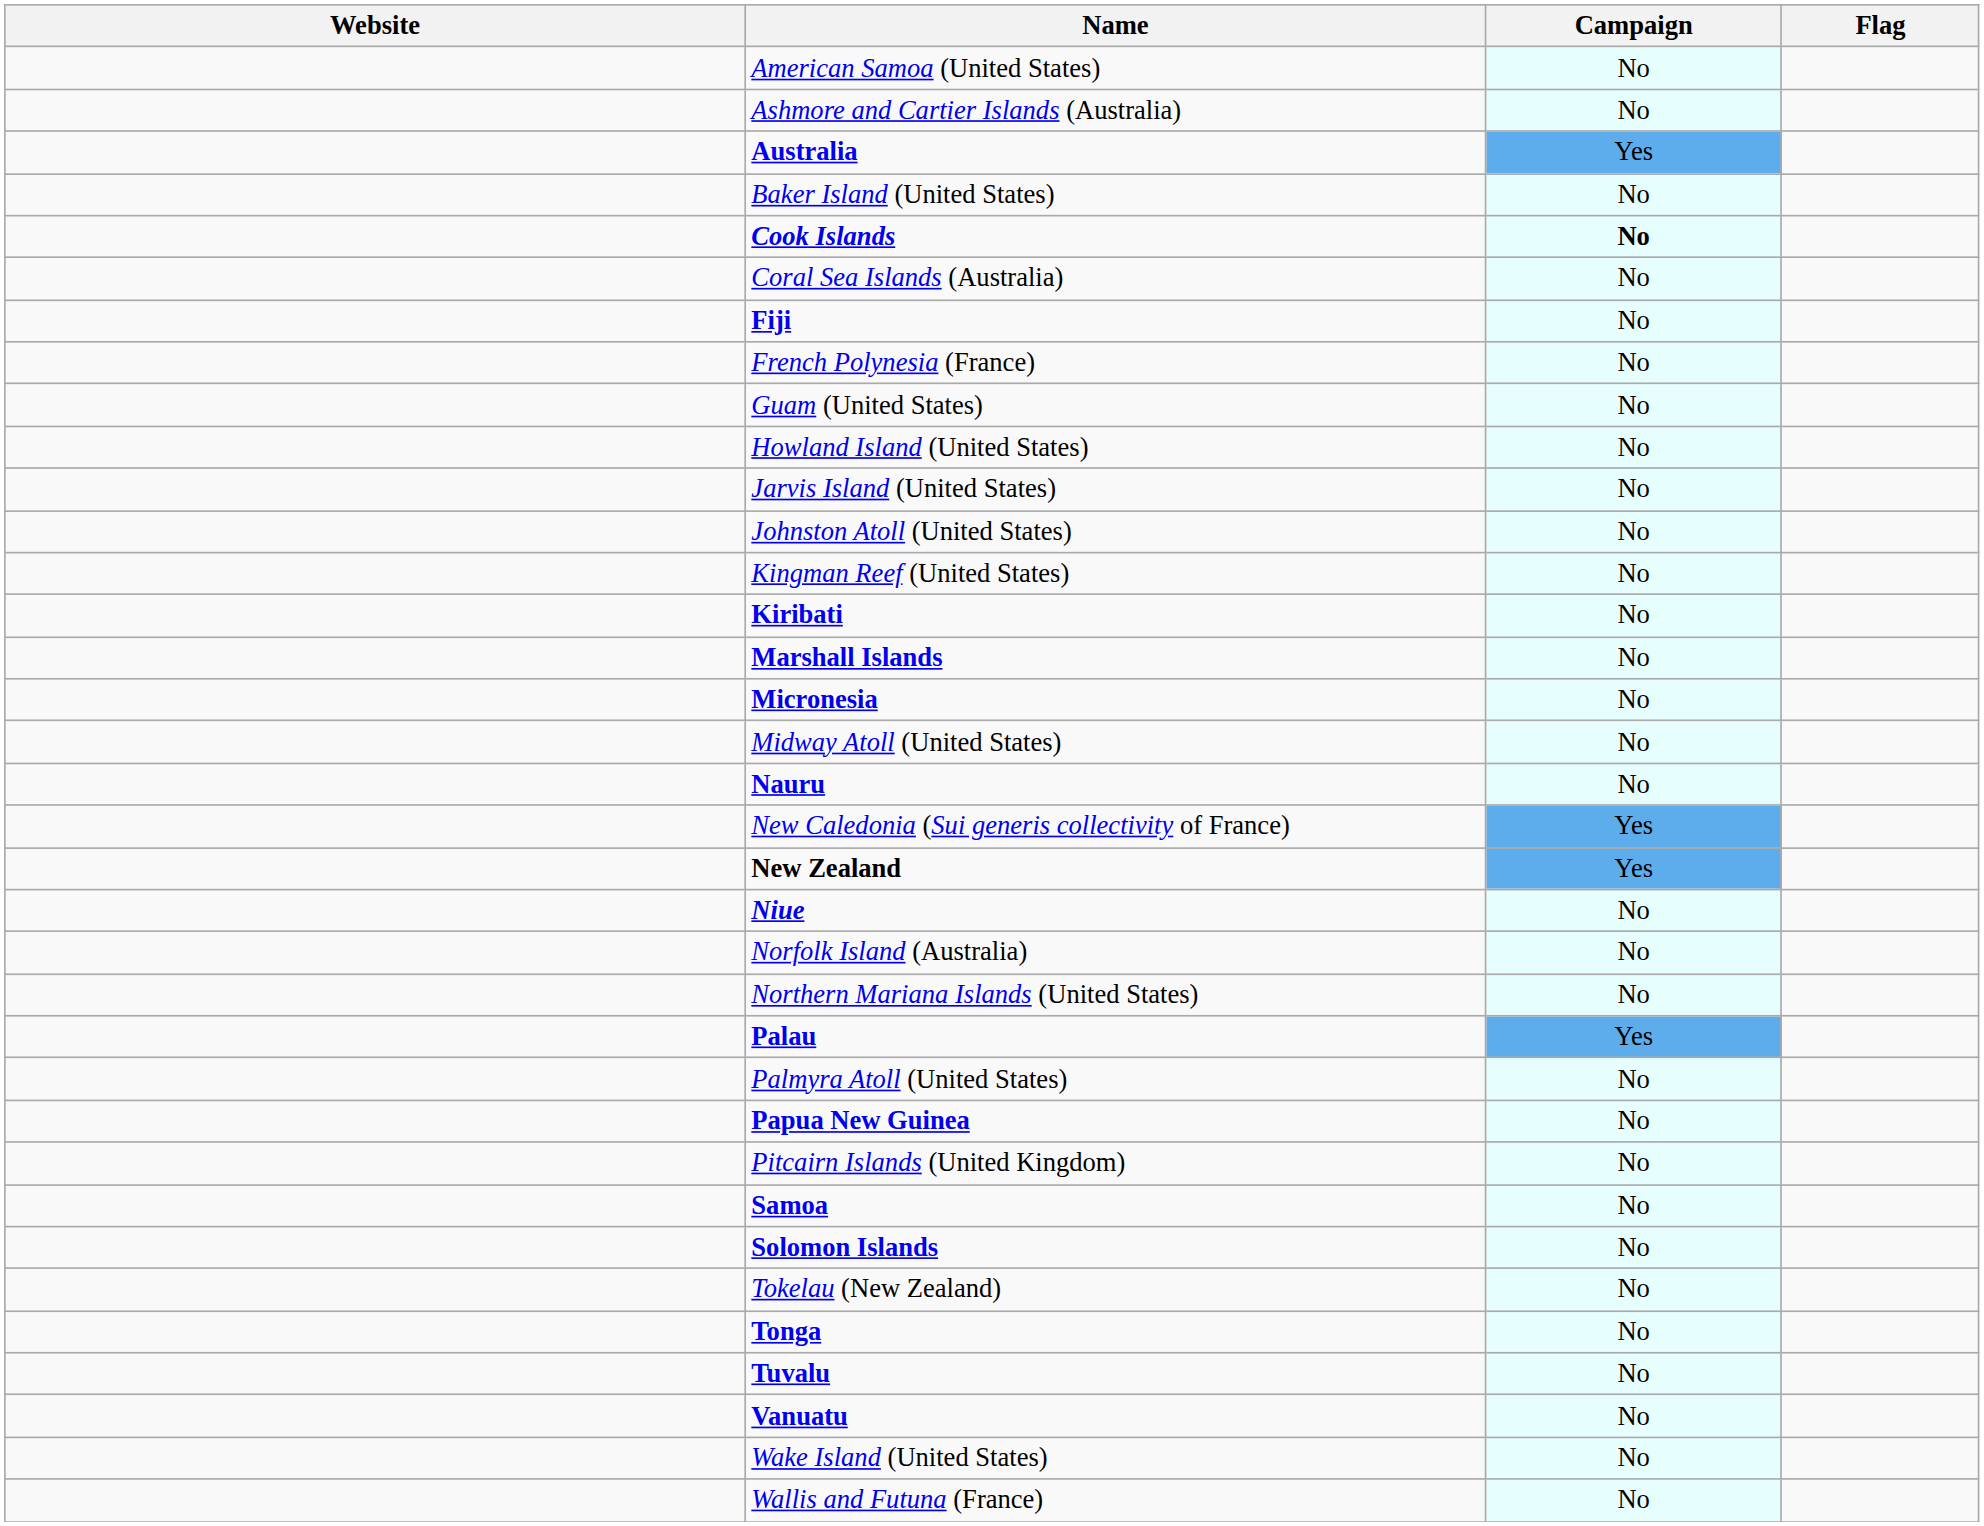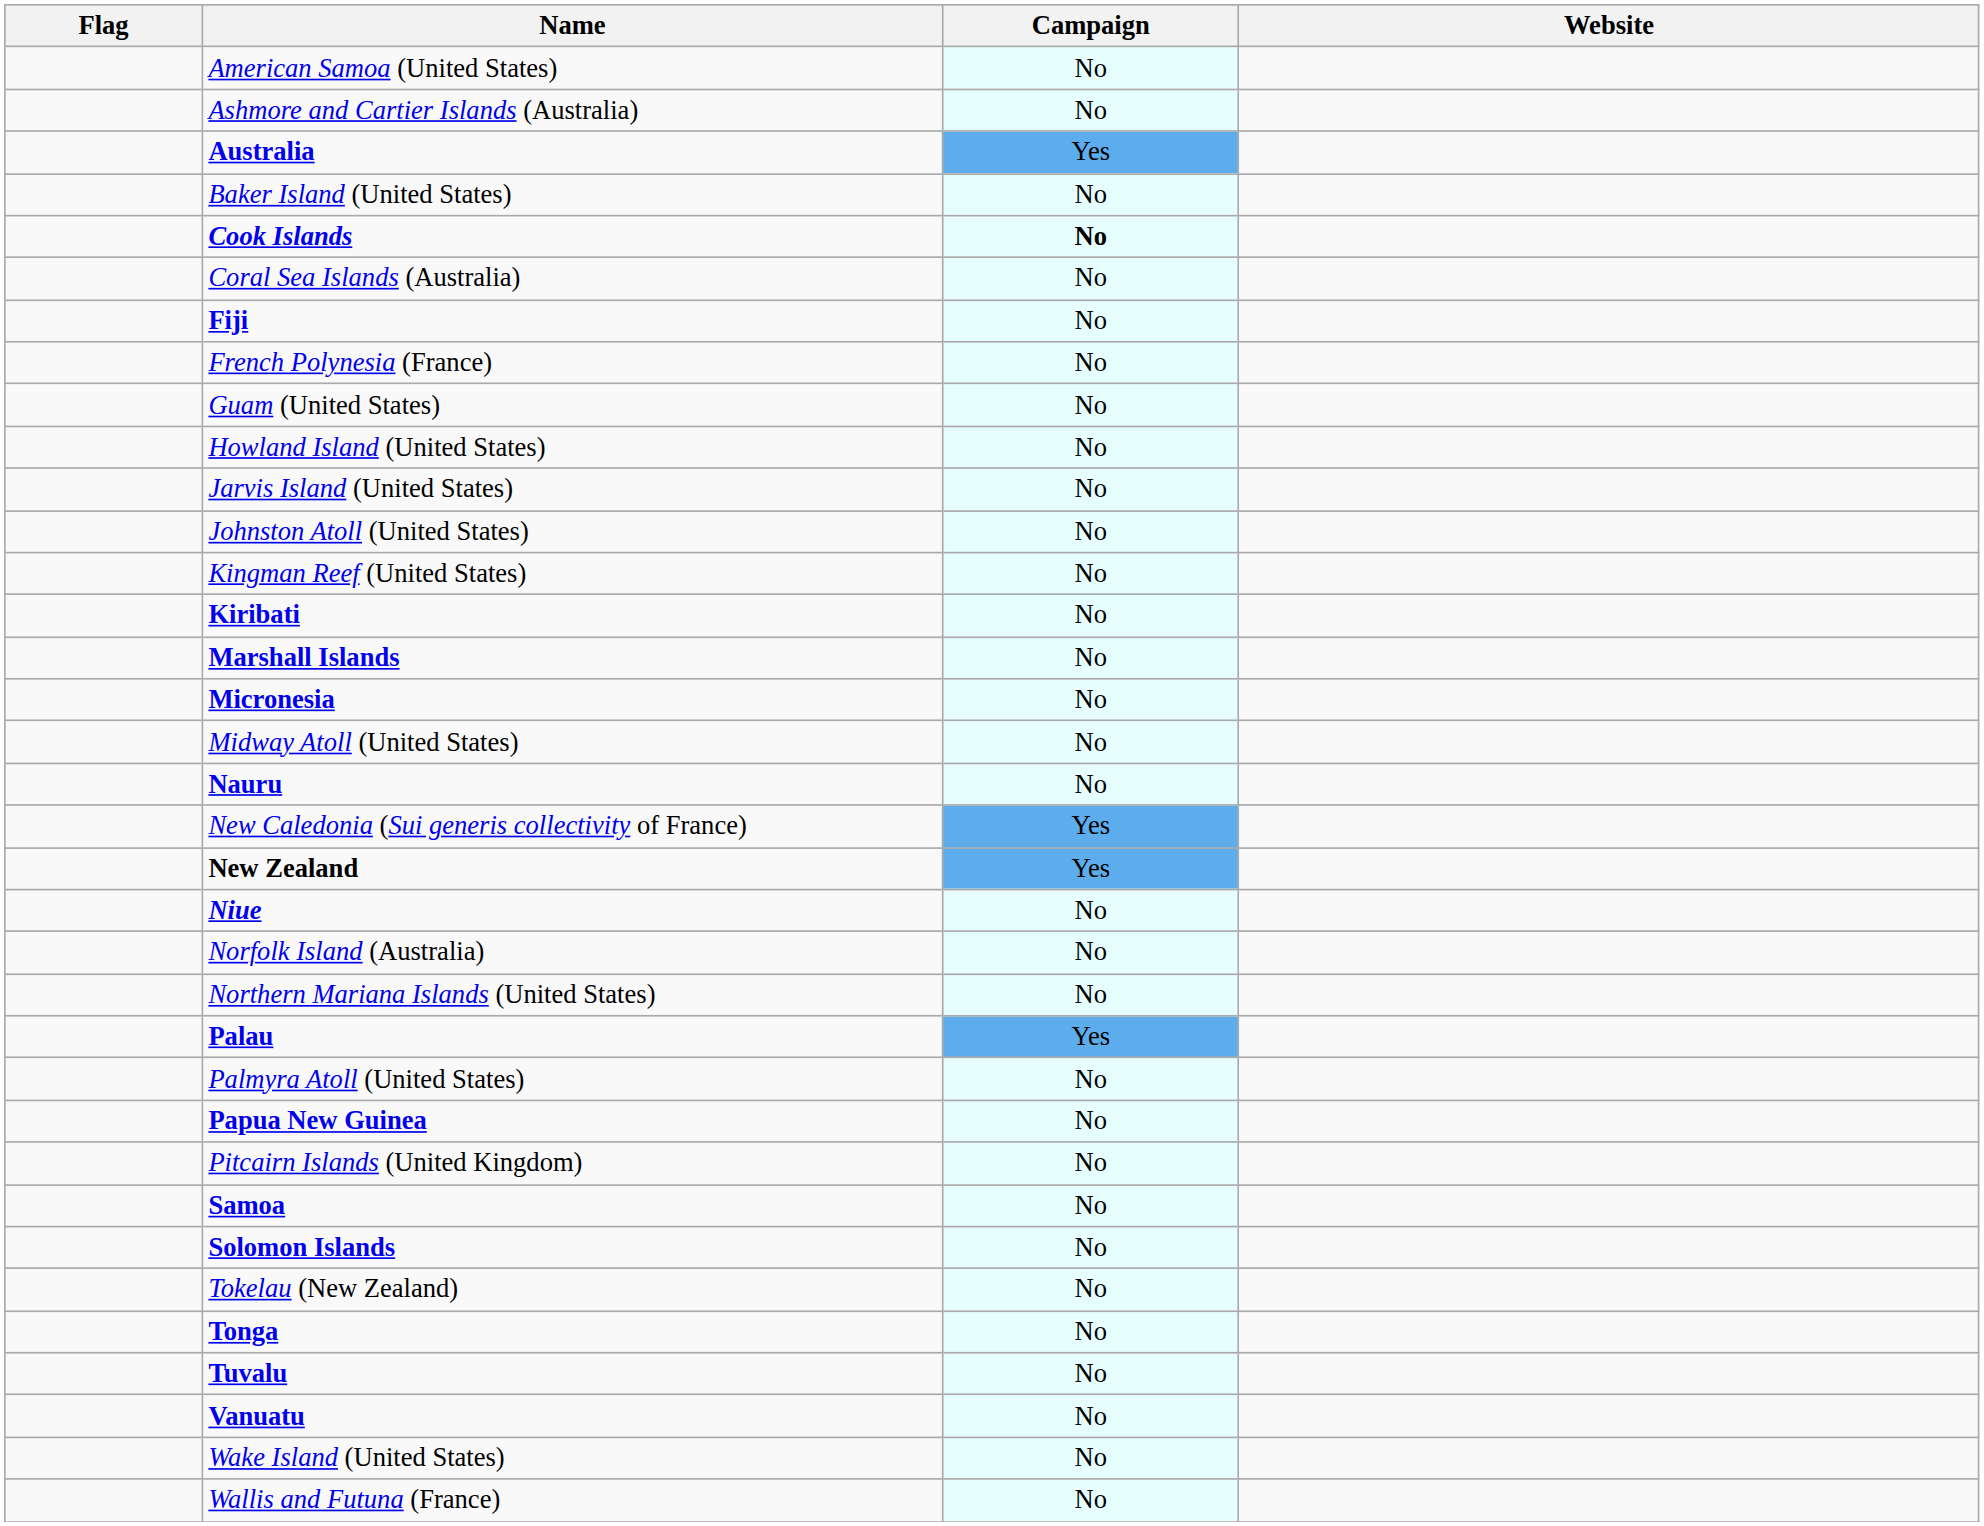columns swapped: (1880, 25) <-> (375, 25)
